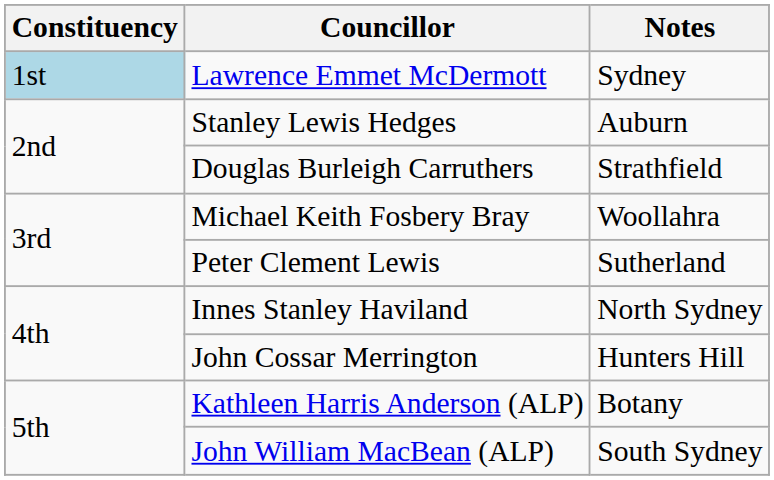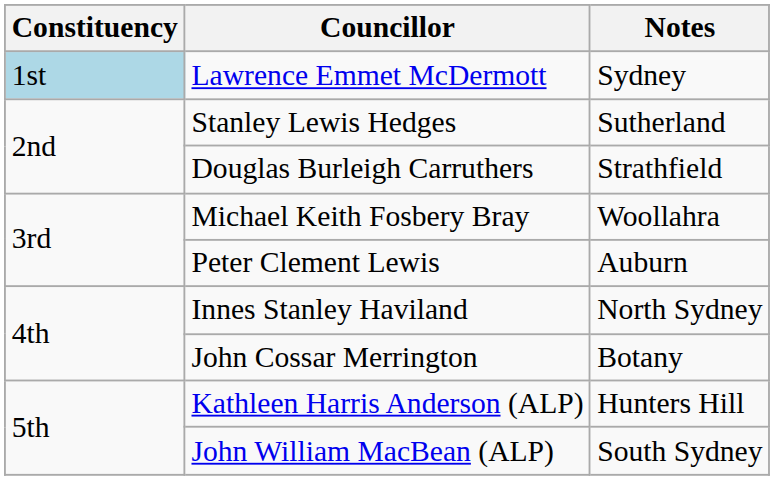(642, 121) Auburn -> (661, 121) Sutherland
(661, 262) Sutherland -> (642, 262) Auburn
(671, 356) Hunters Hill -> (640, 356) Botany
(640, 403) Botany -> (671, 403) Hunters Hill
